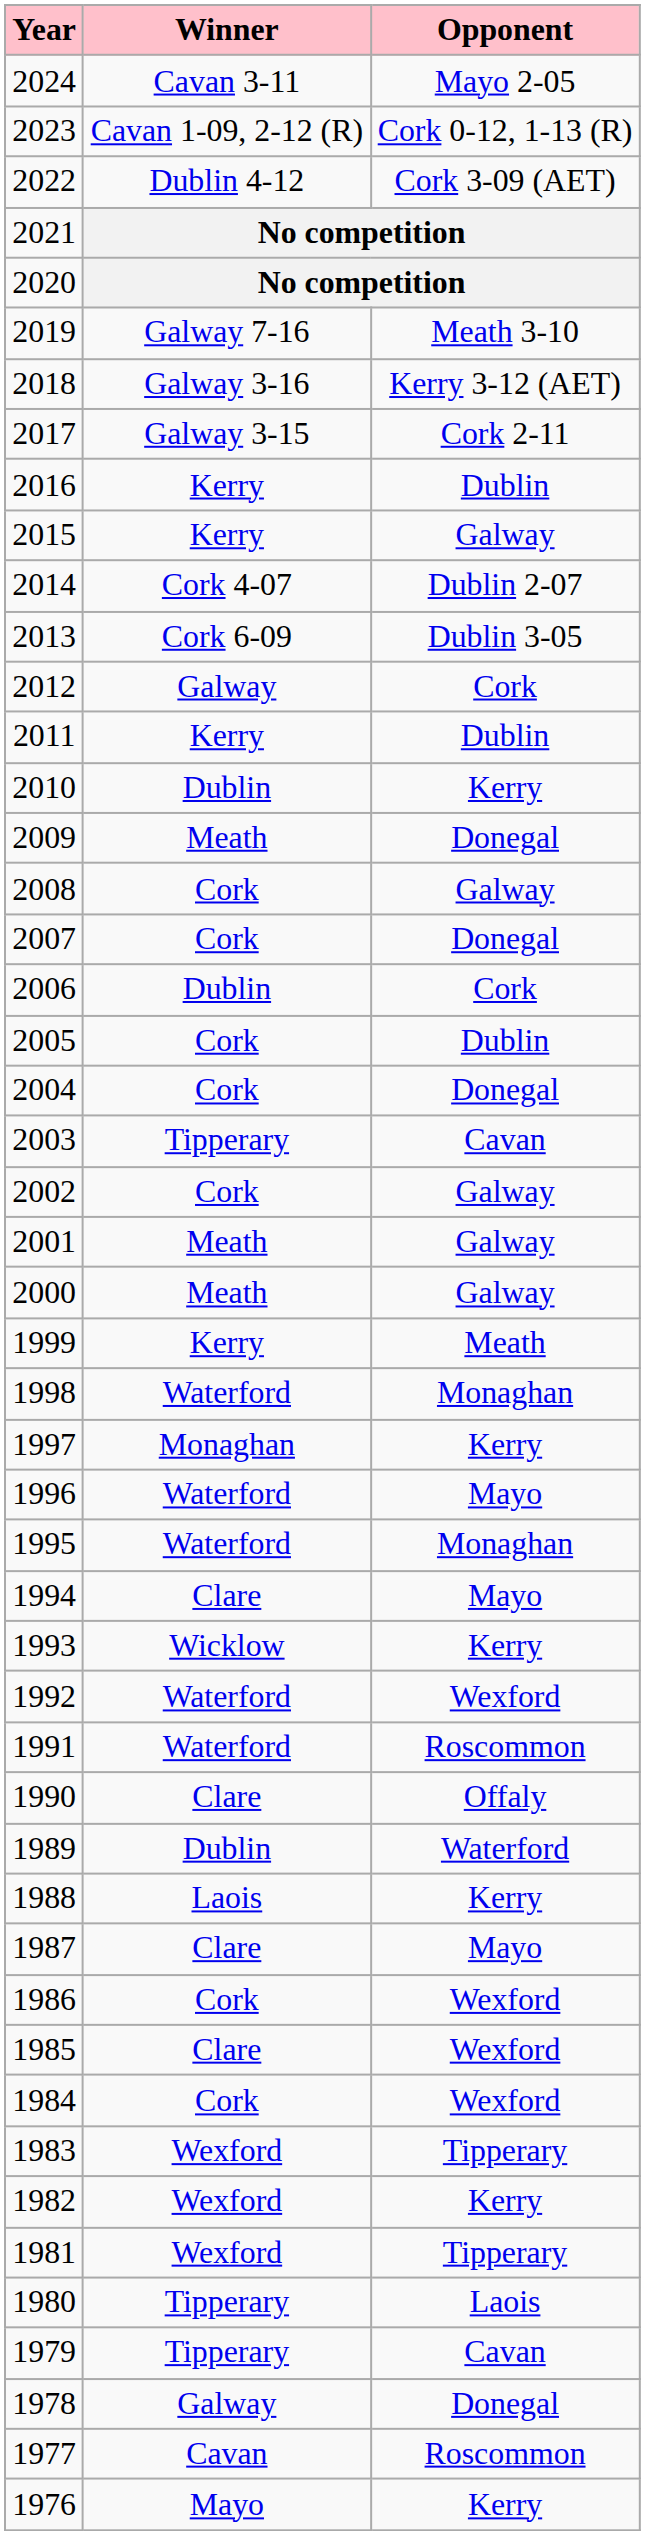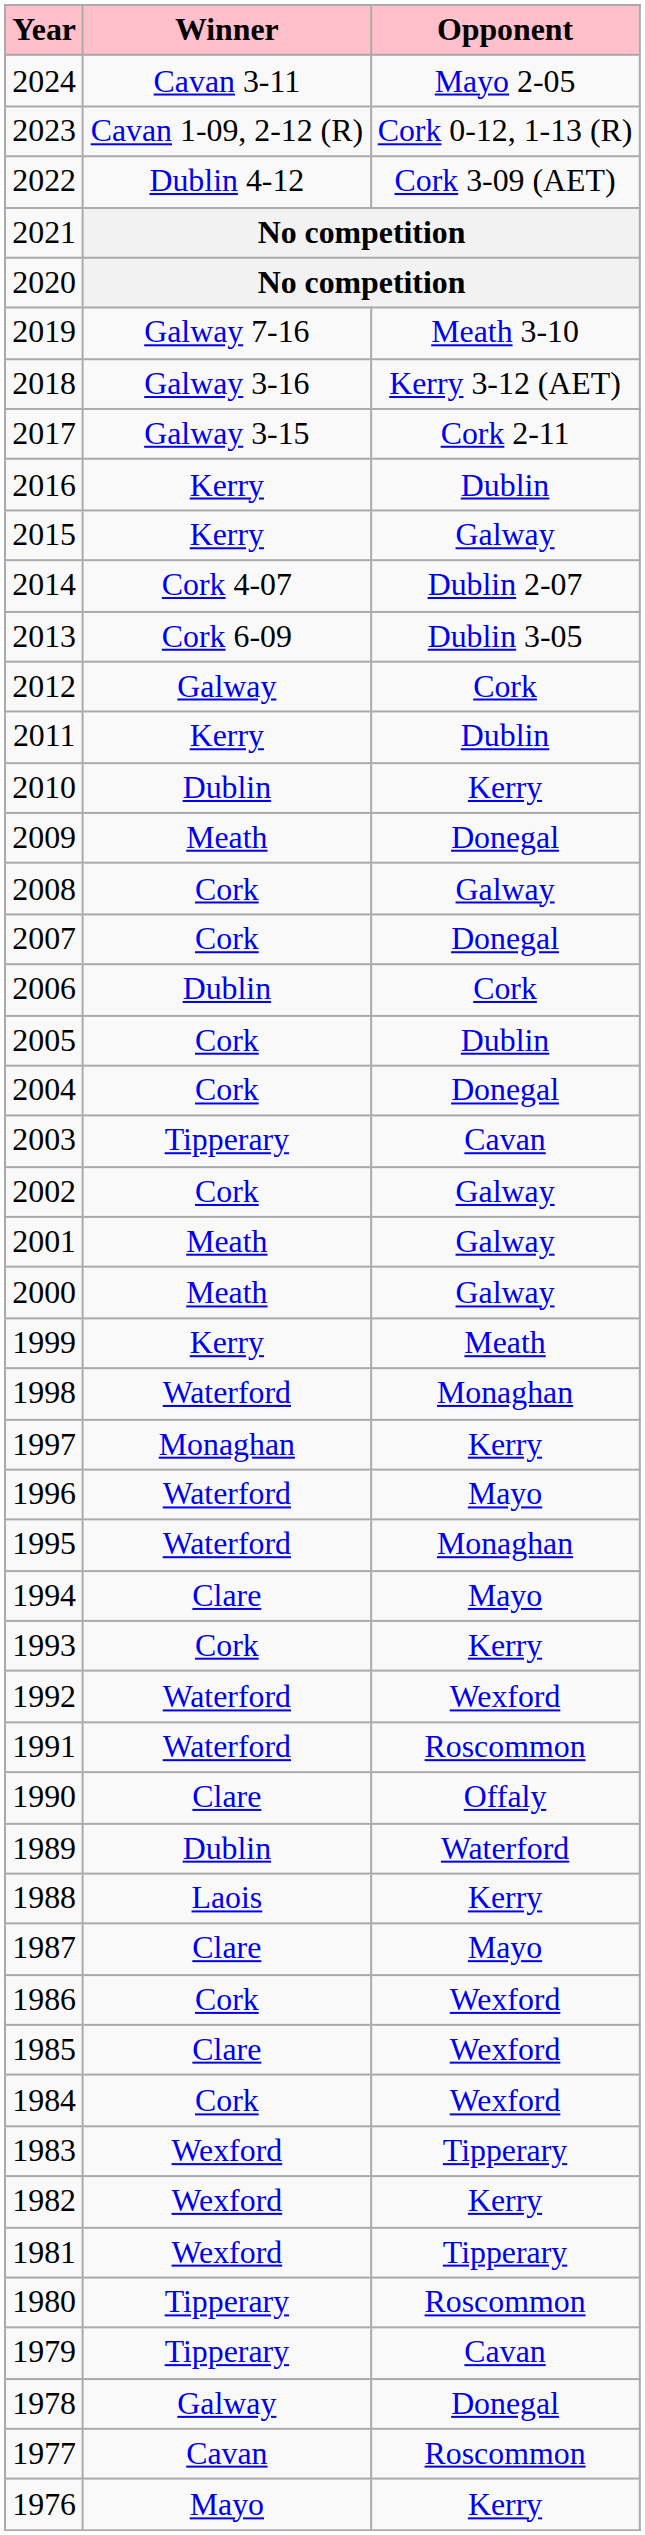(227, 1645) Wicklow -> (227, 1645) Cork
(505, 2302) Laois -> (505, 2302) Roscommon
